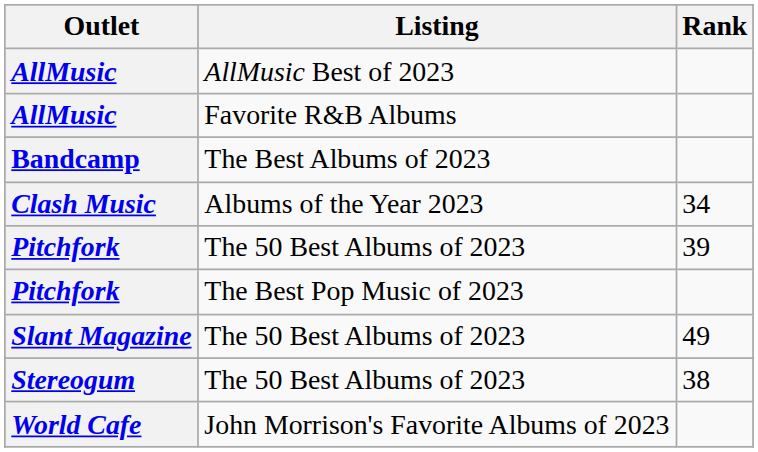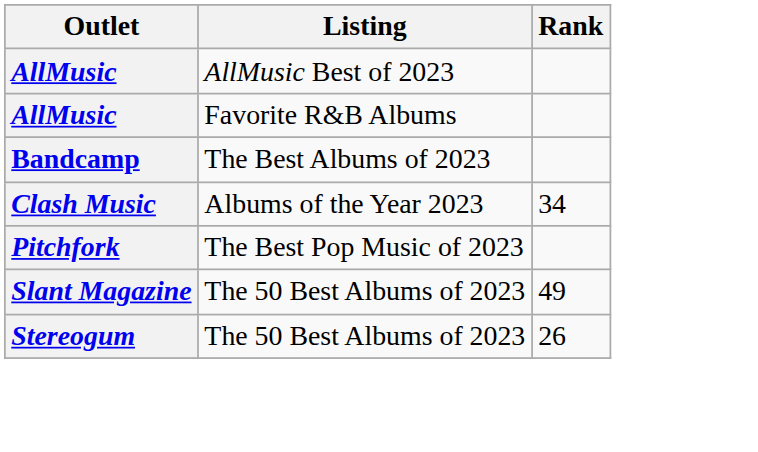- row: (65, 247)
(696, 379) 38 -> (552, 335) 26
- row: (76, 423)
